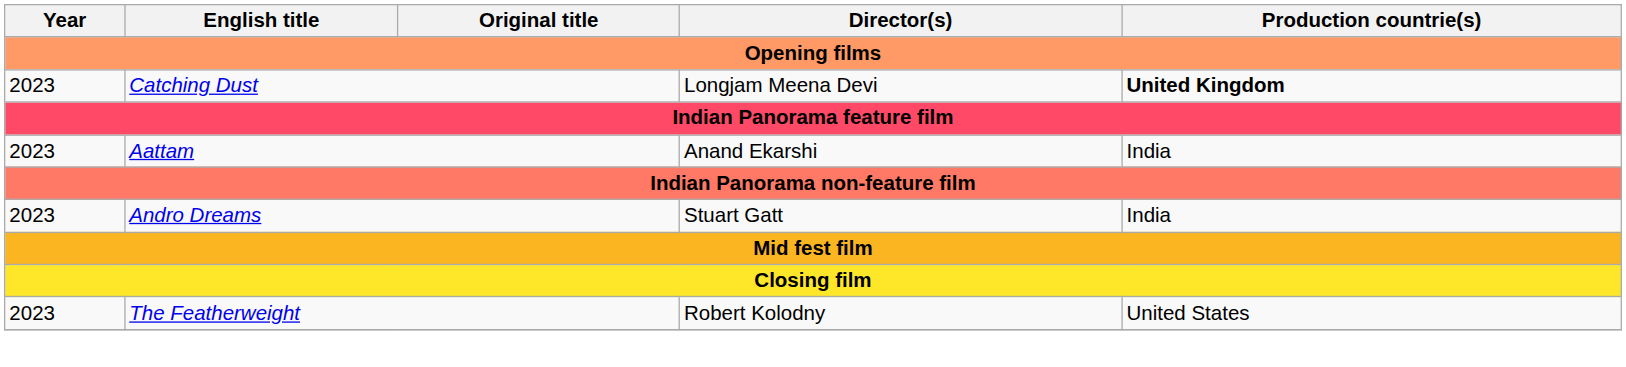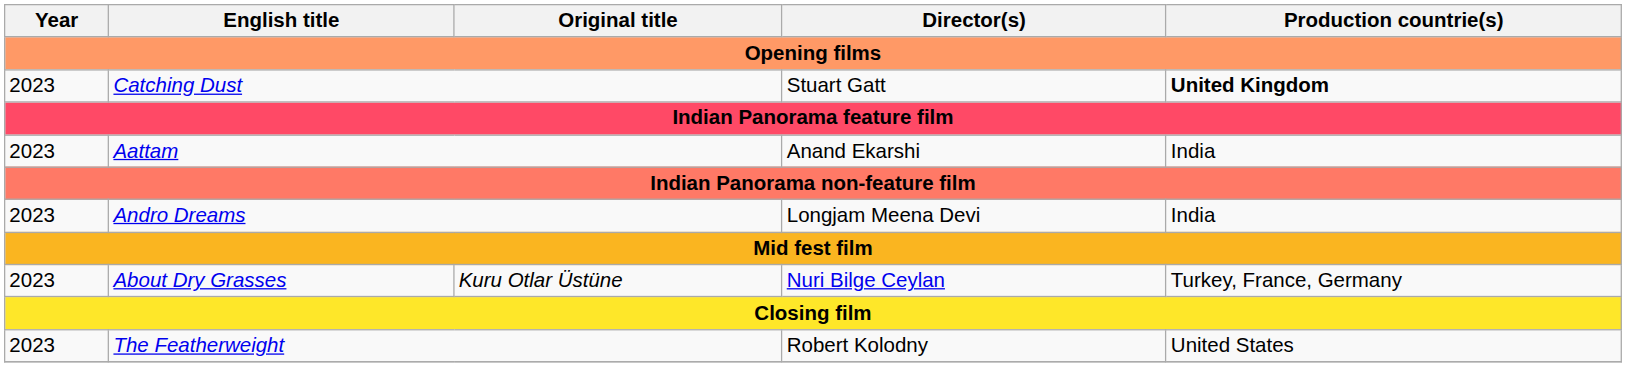(781, 85) Longjam Meena Devi -> (836, 85) Stuart Gatt
(734, 215) Stuart Gatt -> (884, 215) Longjam Meena Devi
+ row: (200, 280)
